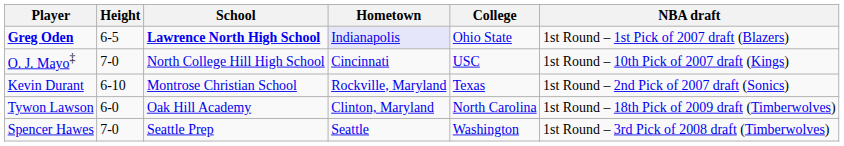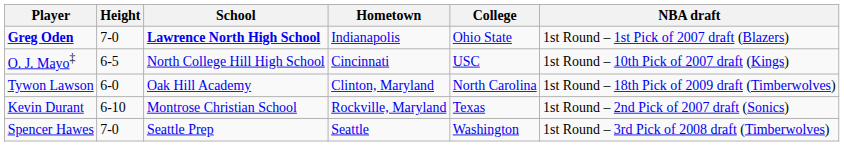(110, 37) 6-5 -> (110, 37) 7-0
(366, 37) lavender background -> (366, 37) no background
(110, 61) 7-0 -> (110, 61) 6-5
rows swapped: (46, 85) <-> (51, 107)
